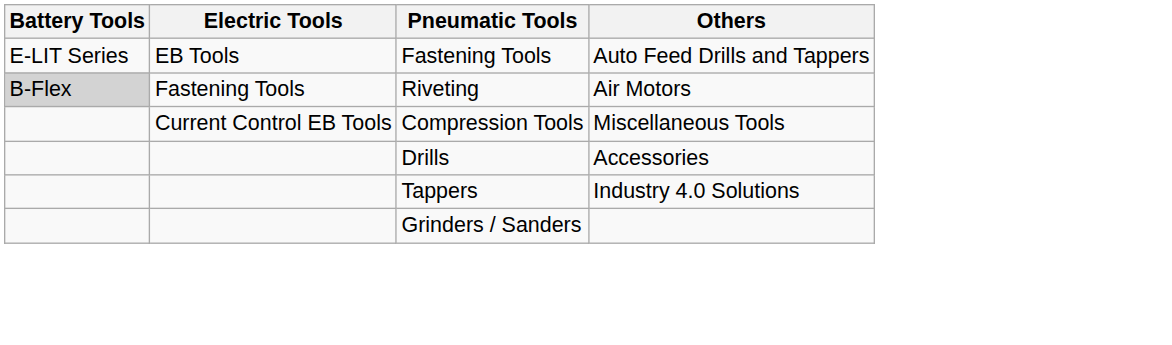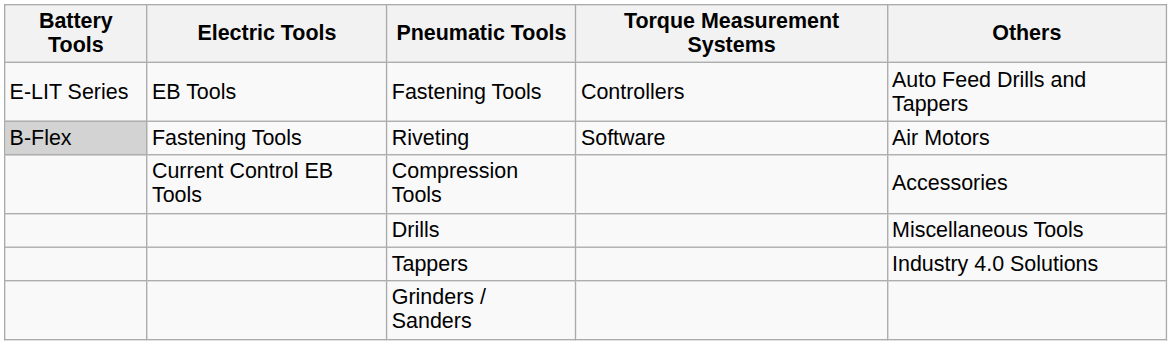+ column: (732, 33)
(689, 123) Miscellaneous Tools -> (950, 183) Accessories
(651, 157) Accessories -> (988, 229) Miscellaneous Tools
